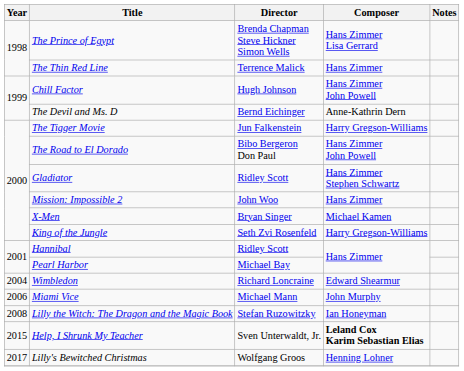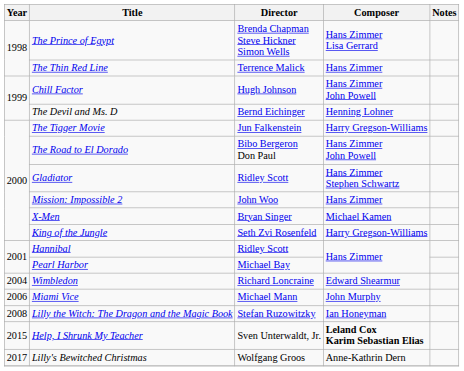(366, 112) Anne-Kathrin Dern -> (359, 112) Henning Lohner
(359, 357) Henning Lohner -> (366, 357) Anne-Kathrin Dern
